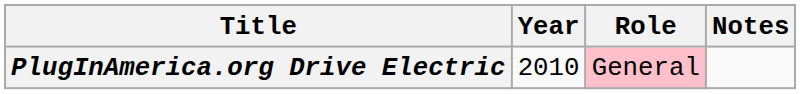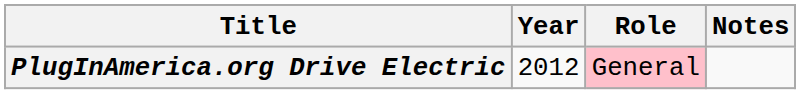(549, 68) 2010 -> (549, 68) 2012
